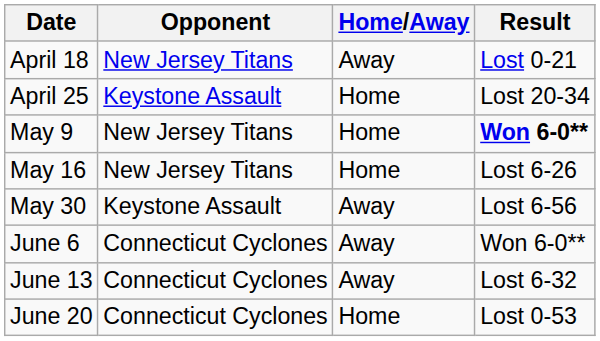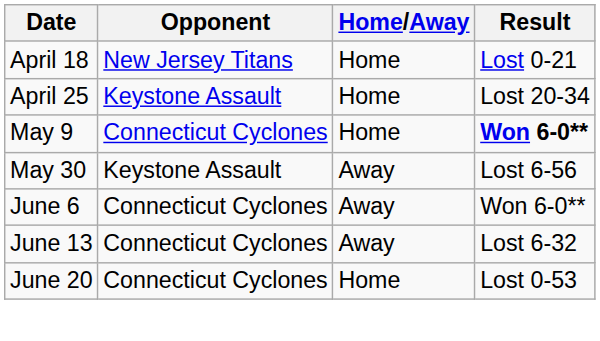(367, 59) Away -> (369, 59) Home
(198, 133) New Jersey Titans -> (216, 133) Connecticut Cyclones
- row: (48, 170)
